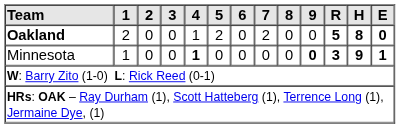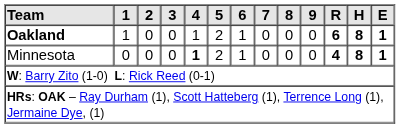(126, 35) 2 -> (126, 35) 1
(242, 35) 0 -> (242, 35) 1
(266, 35) 2 -> (266, 35) 0
(336, 35) 5 -> (336, 35) 6
(383, 35) 0 -> (383, 35) 1
(126, 55) 1 -> (126, 55) 0
(219, 55) 0 -> (219, 55) 2
(242, 55) 0 -> (242, 55) 1
(312, 55) bold -> (312, 55) normal
(336, 55) 3 -> (336, 55) 4
(359, 55) 9 -> (359, 55) 8
